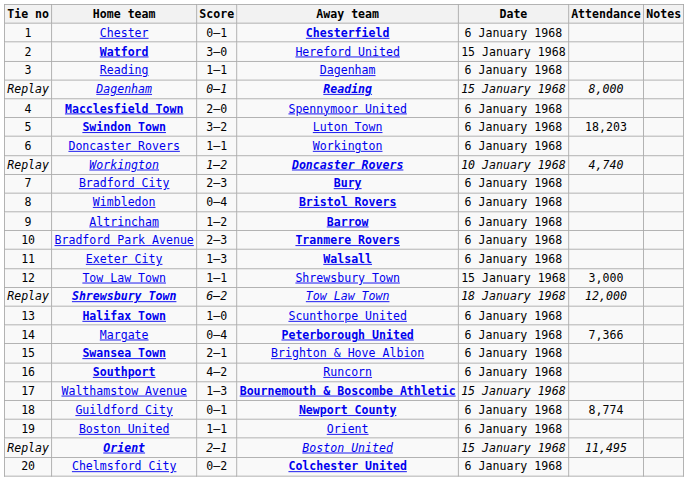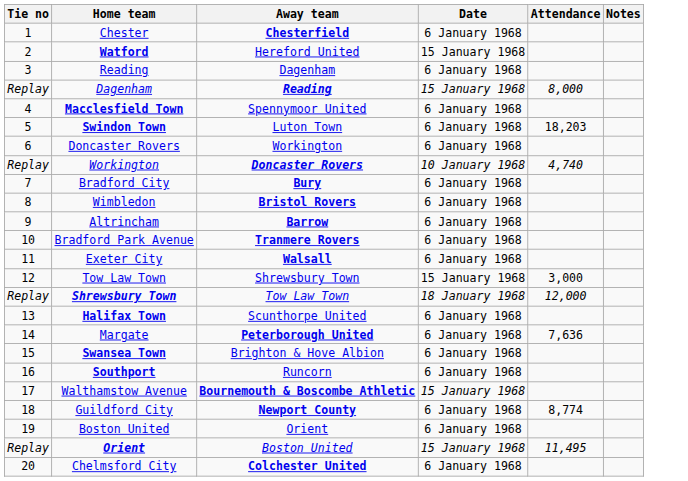- column: (217, 14)
(606, 334) 7,366 -> (566, 334) 7,636
